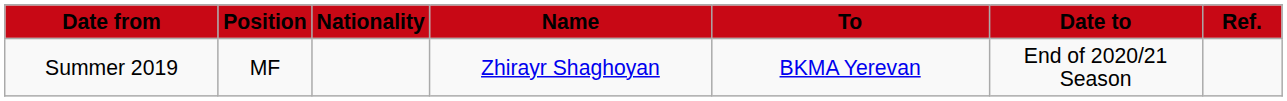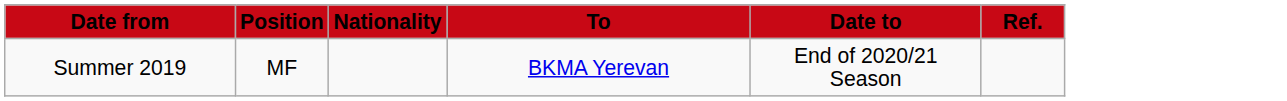- column: (570, 22)
